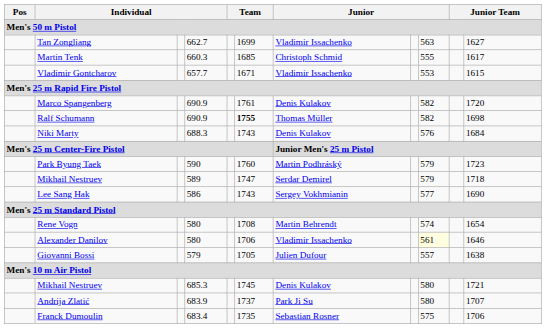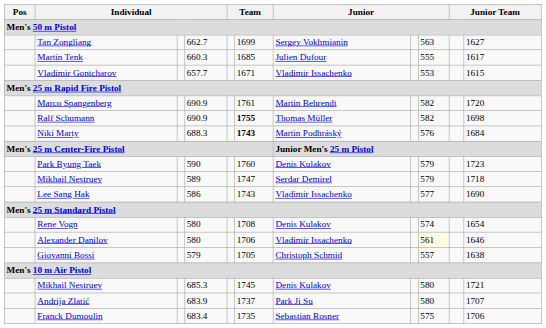(314, 42) Vladimir Issachenko -> (312, 42) Sergey Vokhmianin
(309, 58) Christoph Schmid -> (301, 58) Julien Dufour
(303, 103) Denis Kulakov -> (306, 103) Martin Behrendt
(246, 134) normal -> (246, 134) bold
(303, 134) Denis Kulakov -> (309, 134) Martin Podhráský
(309, 164) Martin Podhráský -> (303, 164) Denis Kulakov
(312, 194) Sergey Vokhmianin -> (314, 194) Vladimir Issachenko
(306, 225) Martin Behrendt -> (303, 225) Denis Kulakov
(301, 255) Julien Dufour -> (309, 255) Christoph Schmid
